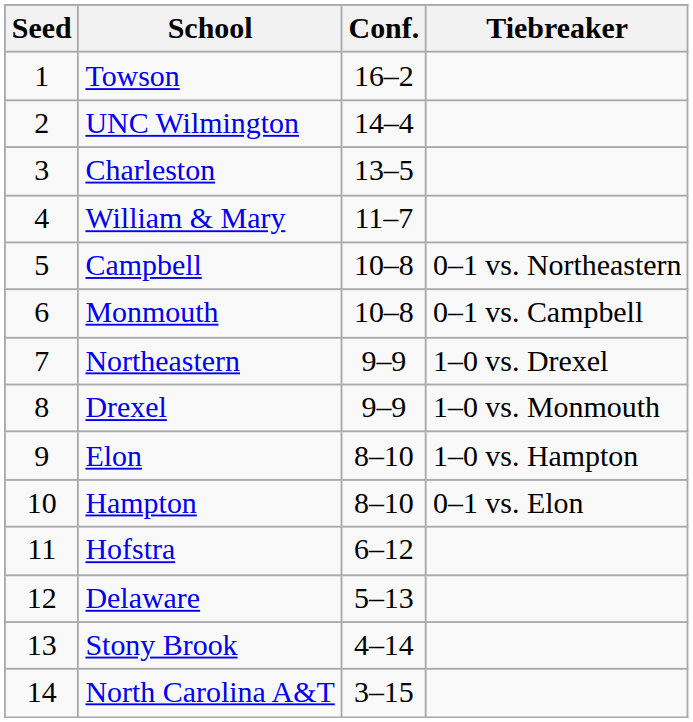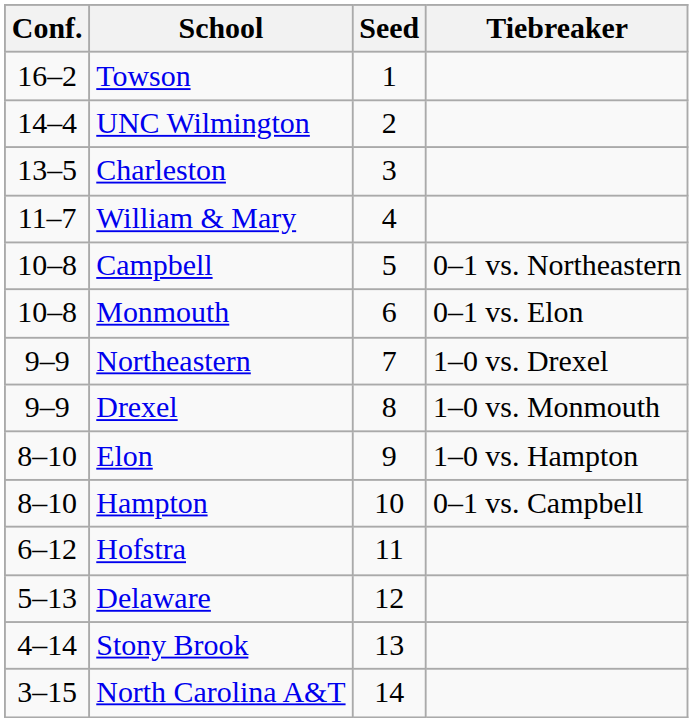columns swapped: (42, 28) <-> (384, 28)
(538, 312) 0–1 vs. Campbell -> (508, 312) 0–1 vs. Elon
(508, 502) 0–1 vs. Elon -> (538, 502) 0–1 vs. Campbell
